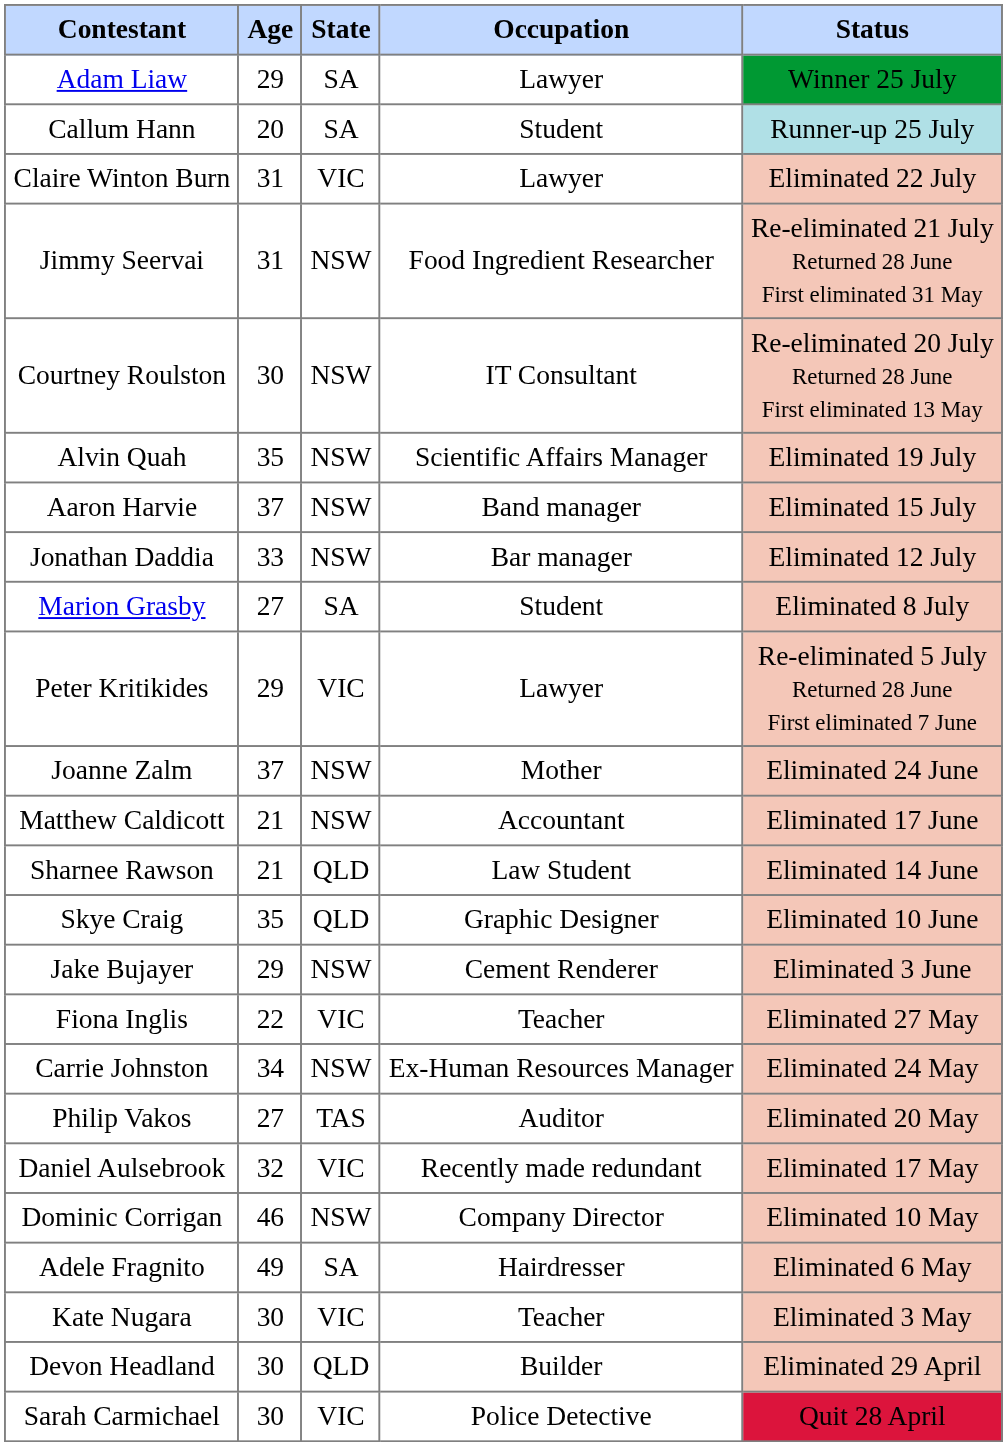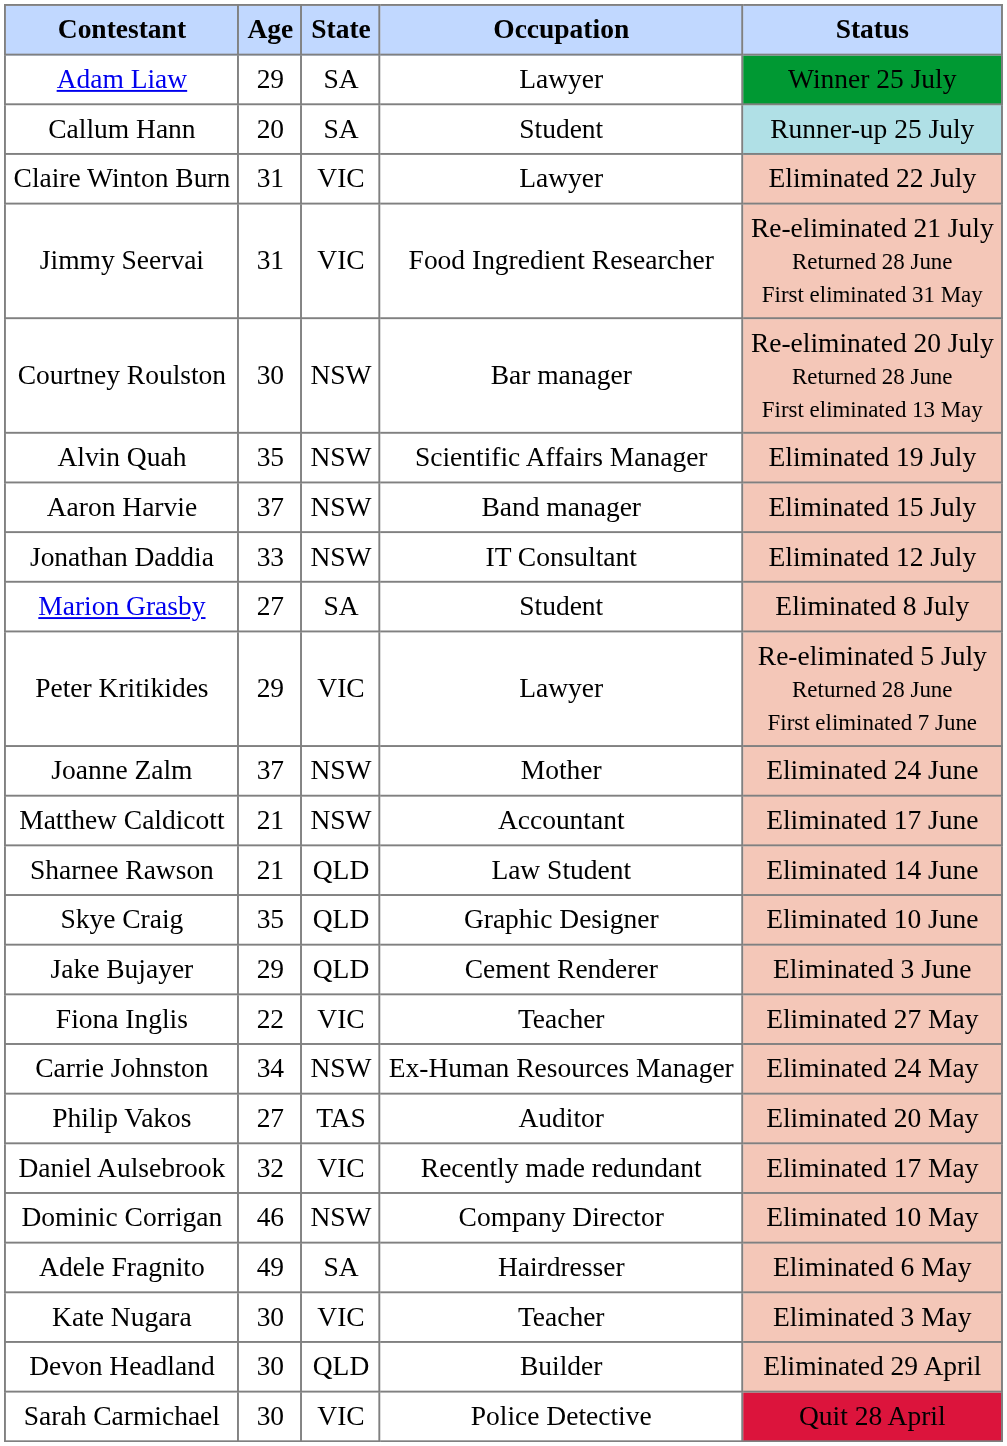(341, 260) NSW -> (341, 260) VIC
(561, 375) IT Consultant -> (561, 375) Bar manager
(561, 556) Bar manager -> (561, 556) IT Consultant
(341, 969) NSW -> (341, 969) QLD
